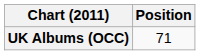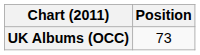(164, 38) 71 -> (164, 38) 73
